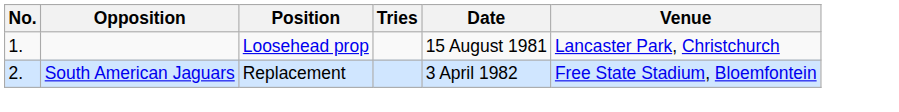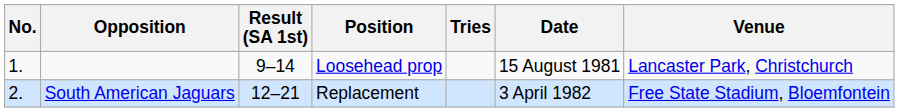+ column: (275, 28)
